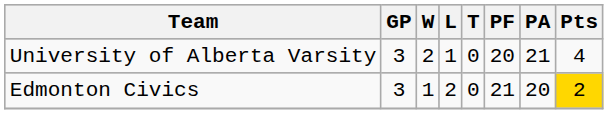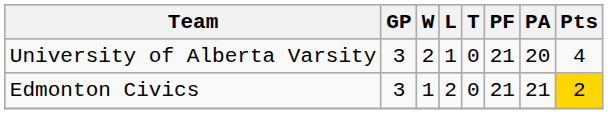(502, 56) 20 -> (502, 56) 21
(538, 56) 21 -> (538, 56) 20
(538, 91) 20 -> (538, 91) 21
